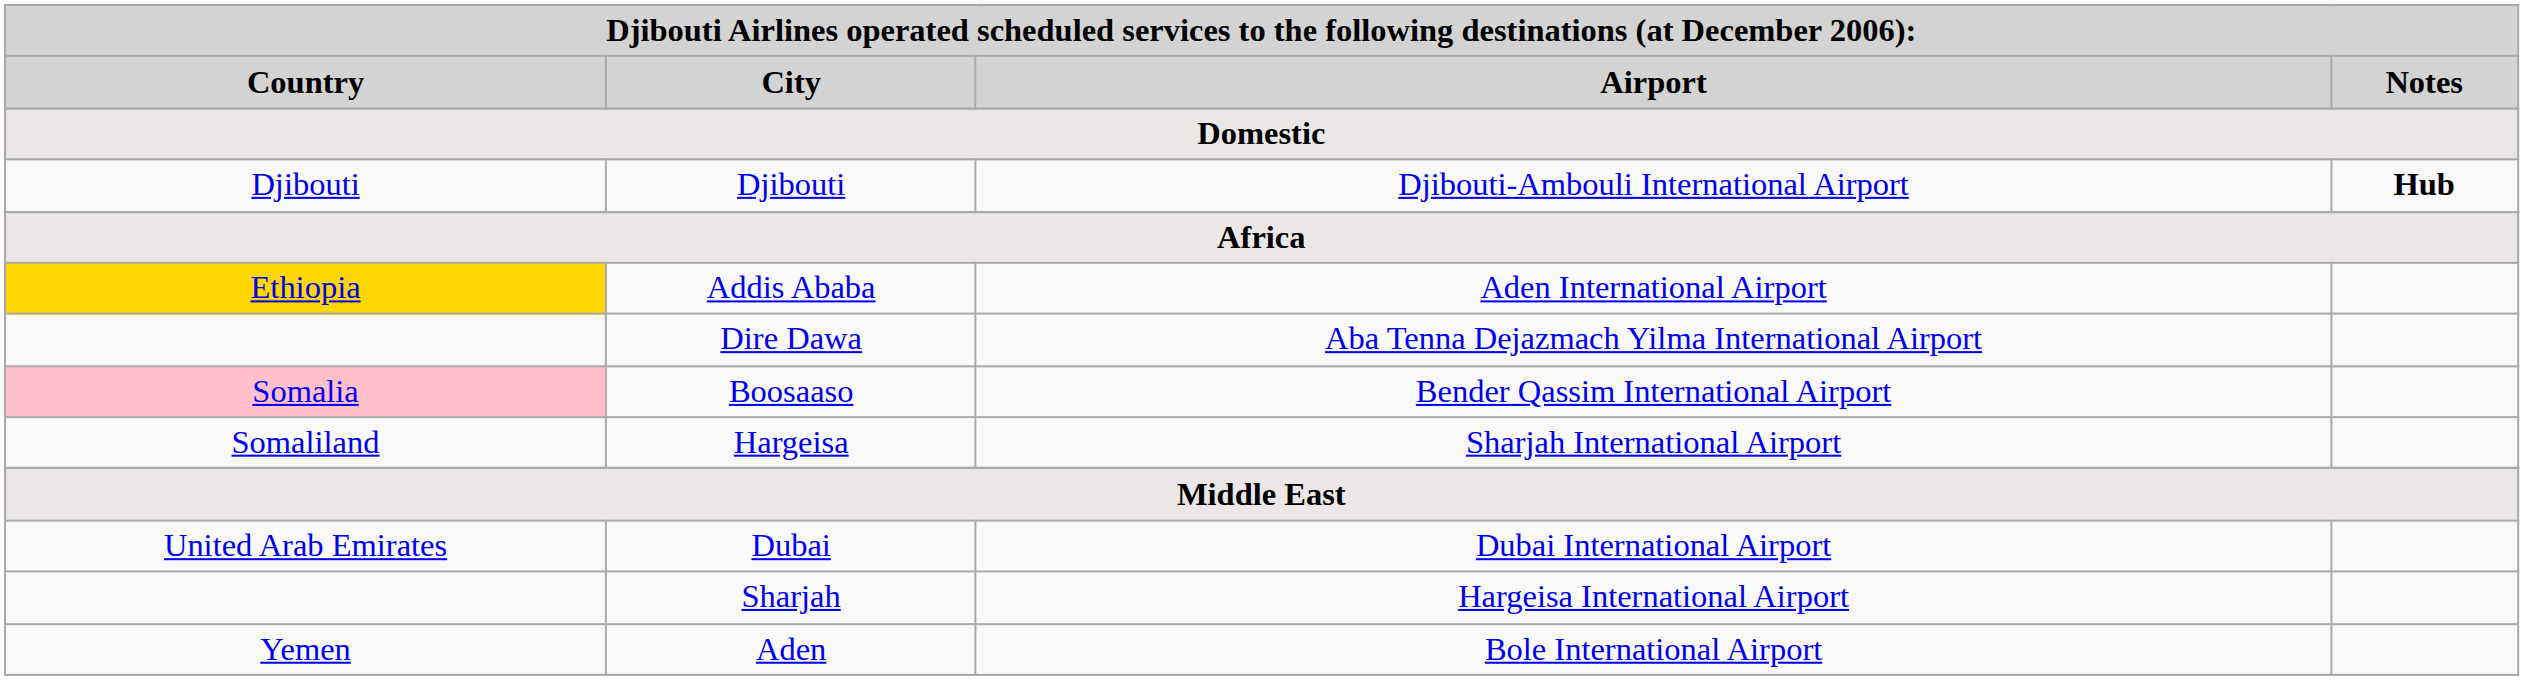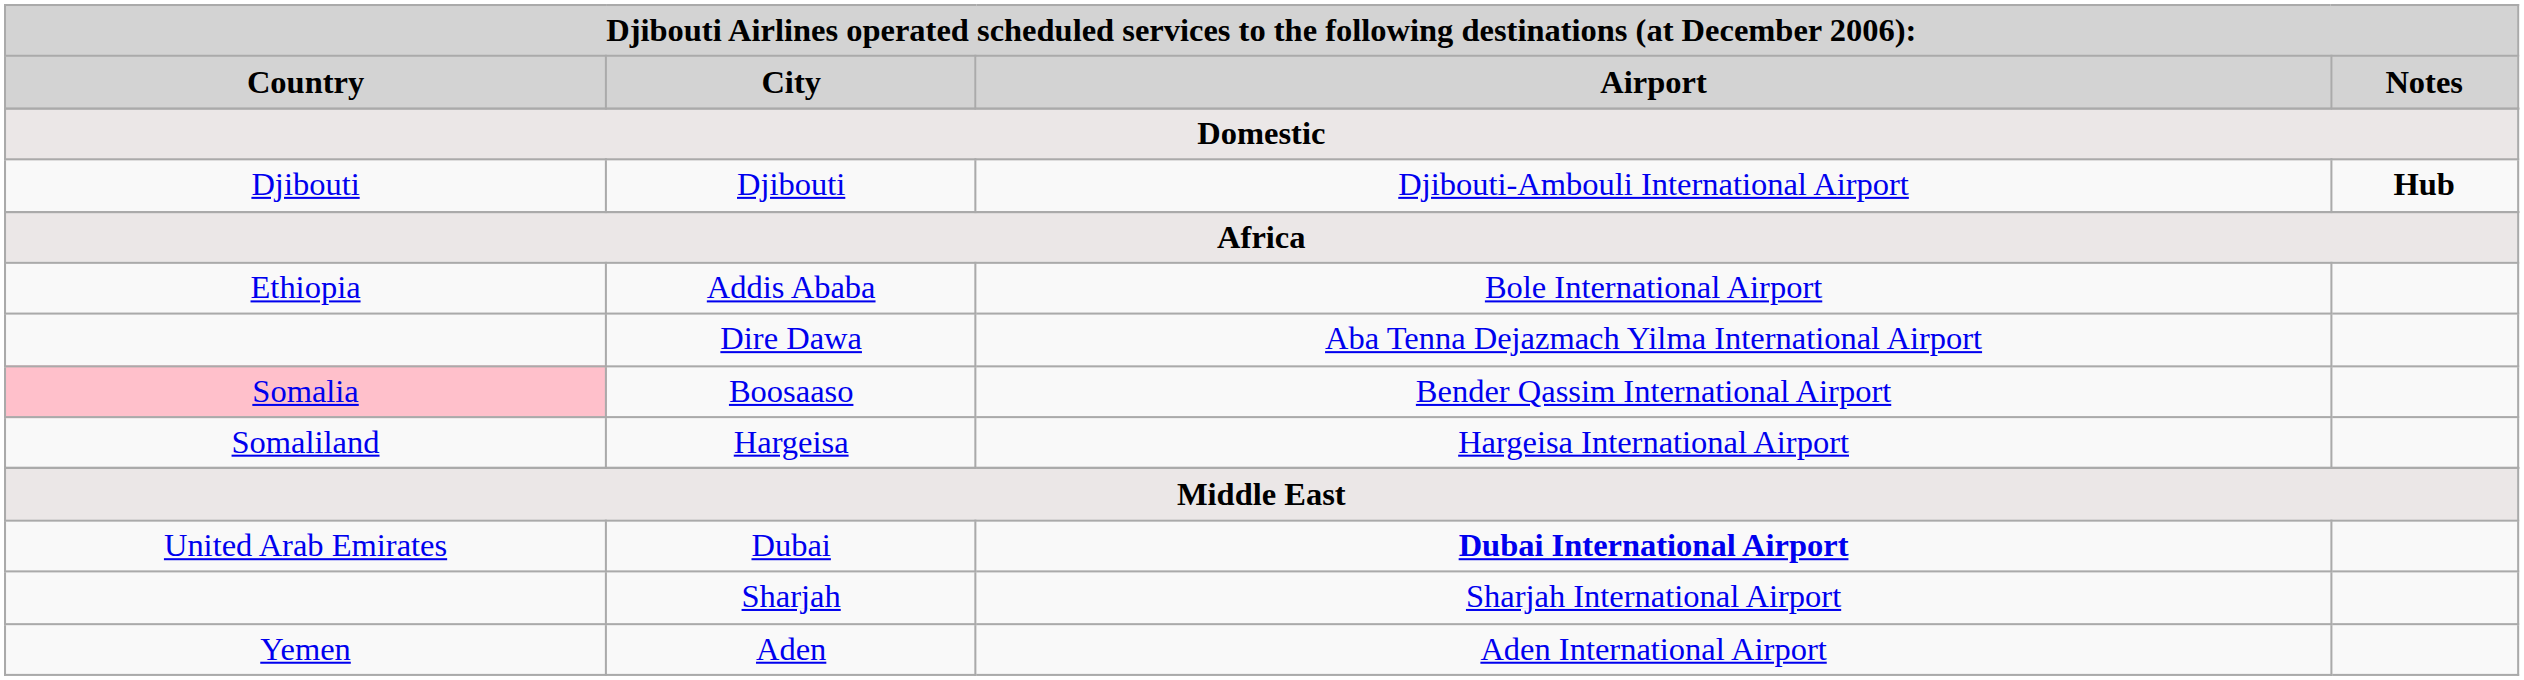(306, 287) gold background -> (306, 287) no background
(1654, 287) Aden International Airport -> (1654, 287) Bole International Airport
(1654, 442) Sharjah International Airport -> (1654, 442) Hargeisa International Airport
(1654, 545) normal -> (1654, 545) bold
(1654, 596) Hargeisa International Airport -> (1654, 596) Sharjah International Airport
(1654, 648) Bole International Airport -> (1654, 648) Aden International Airport
